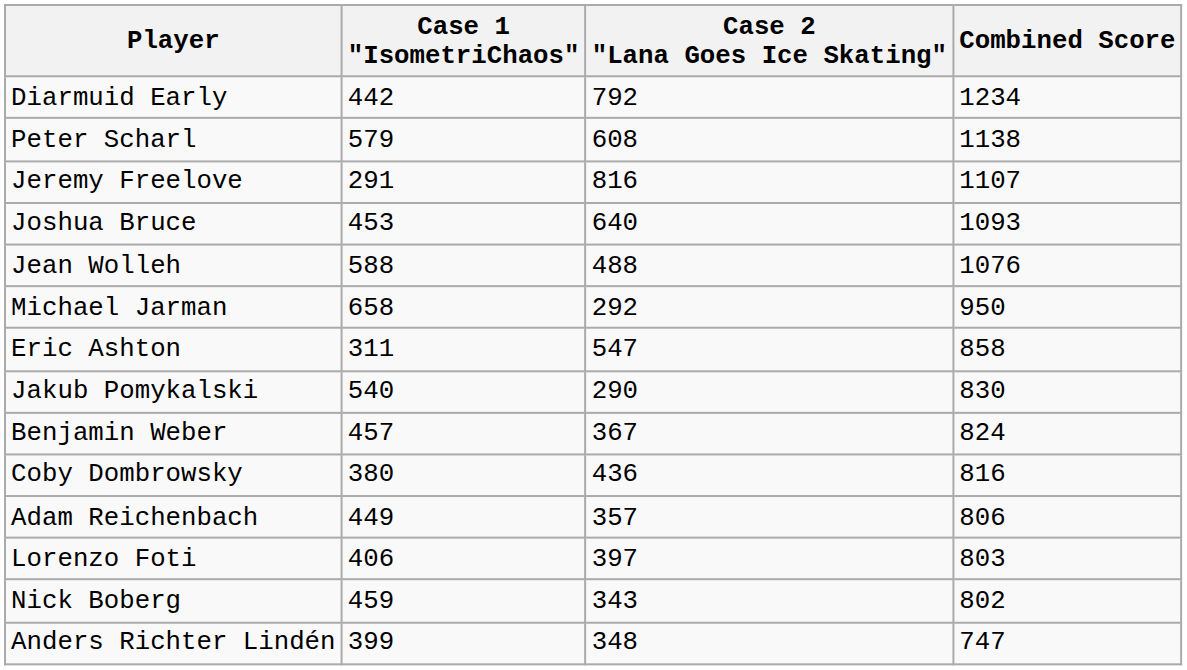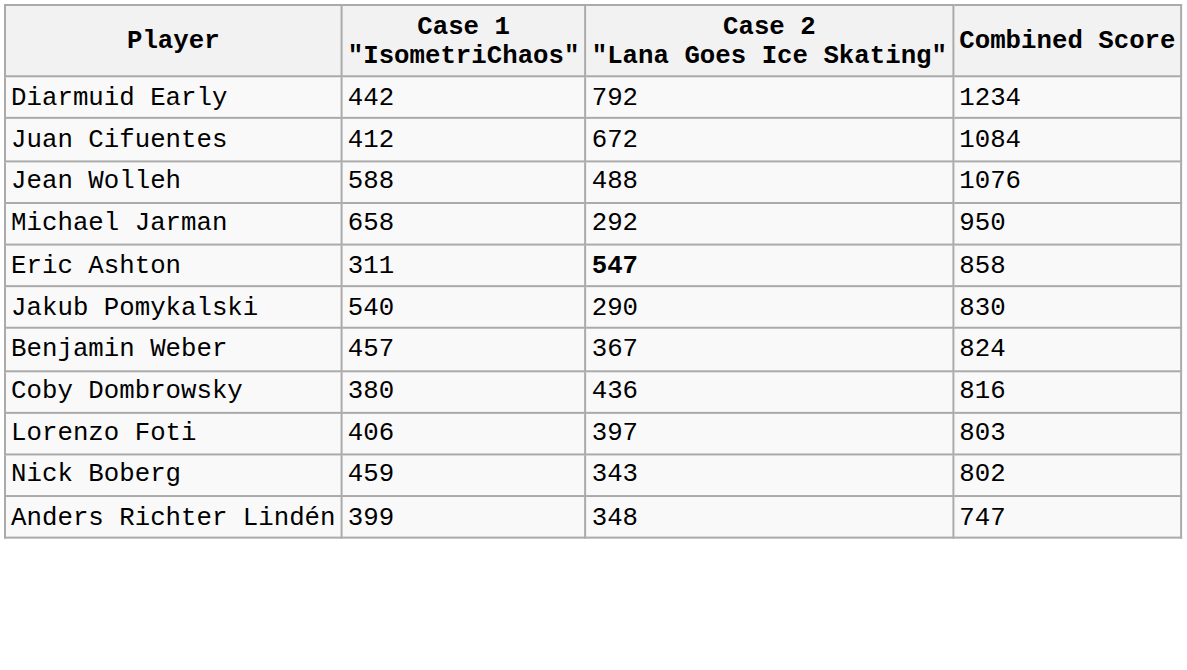- row: (104, 140)
- row: (127, 182)
- row: (104, 223)
+ row: (119, 140)
(615, 349) normal -> (615, 265) bold
- row: (135, 517)
